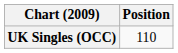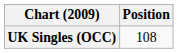(146, 37) 110 -> (146, 37) 108
